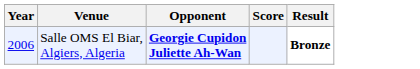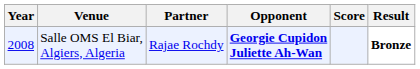+ column: (186, 15)
(21, 45) 2006 -> (21, 45) 2008
